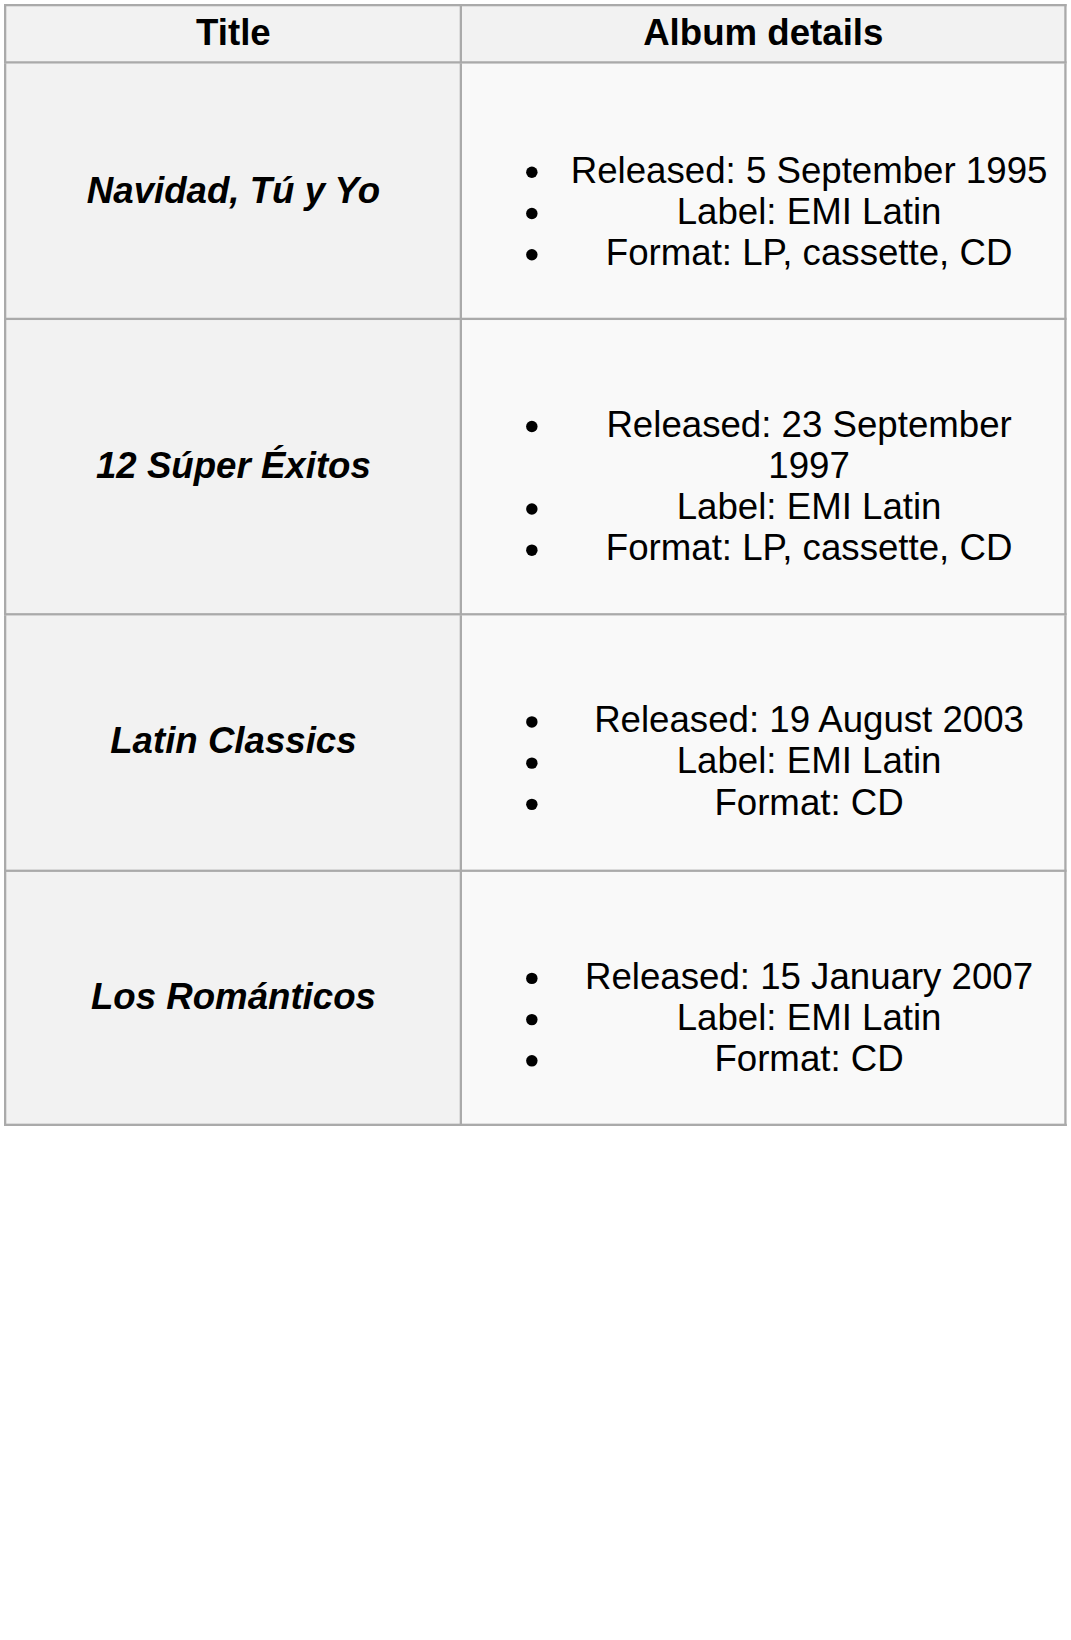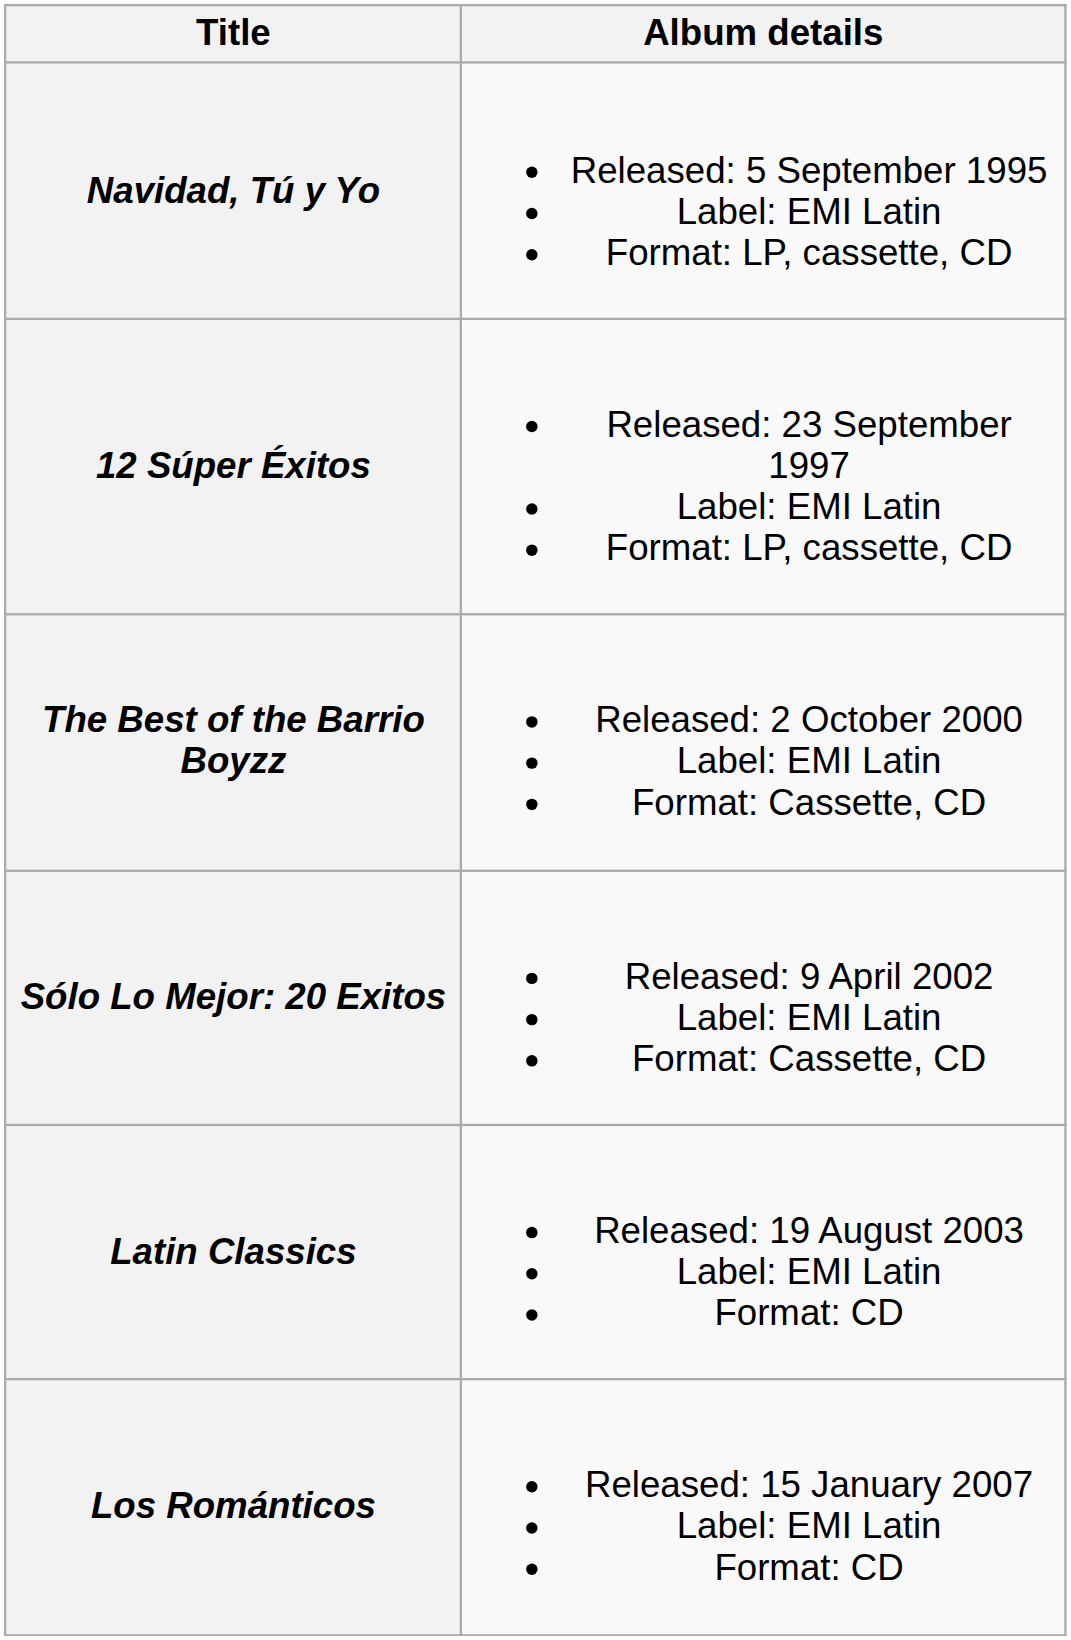+ row: (233, 741)
+ row: (233, 996)
